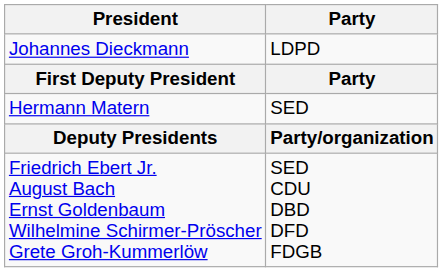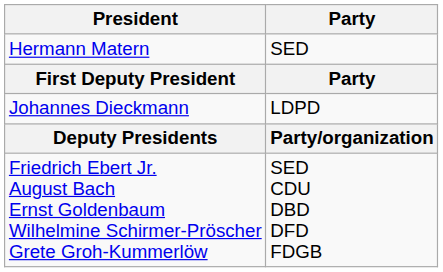rows swapped: (99, 49) <-> (79, 108)
